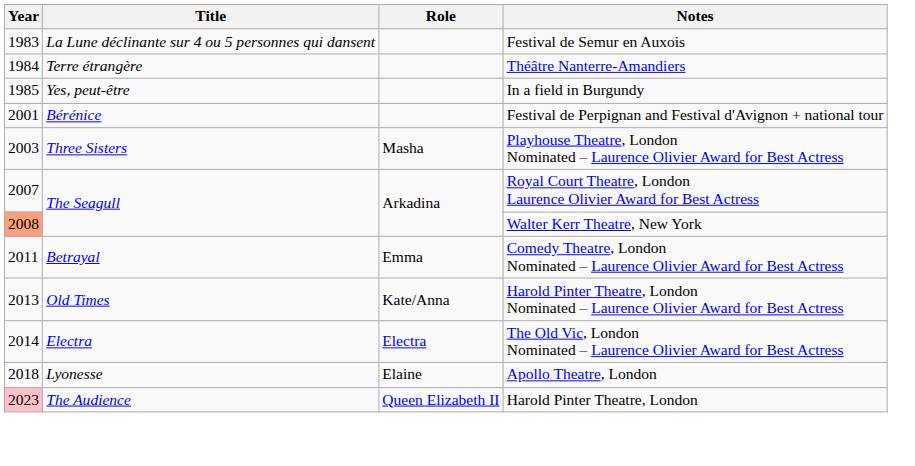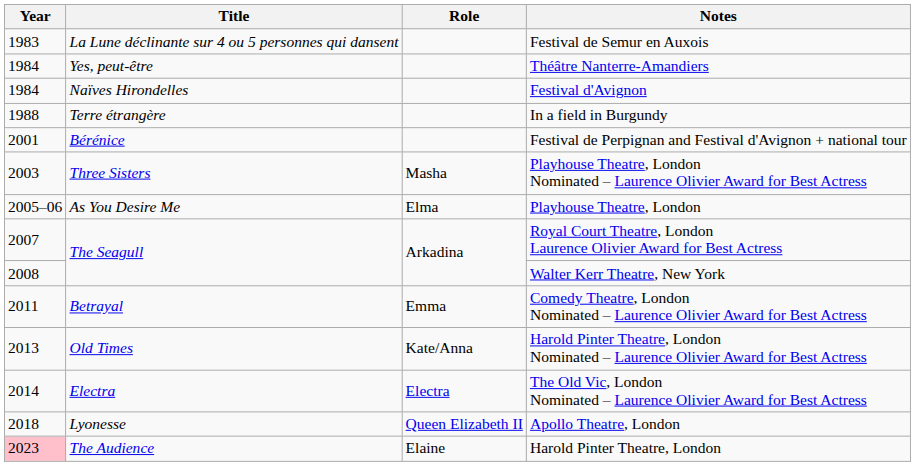(94, 66) Terre étrangère -> (111, 66) Yes, peut-être
+ row: (588, 90)
(24, 90) 1985 -> (24, 115) 1988
(88, 90) Yes, peut-être -> (118, 115) Terre étrangère
+ row: (615, 206)
(24, 224) lightsalmon background -> (24, 273) no background
(402, 374) Elaine -> (464, 424) Queen Elizabeth II
(441, 399) Queen Elizabeth II -> (425, 448) Elaine
